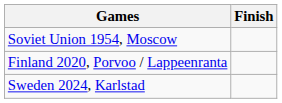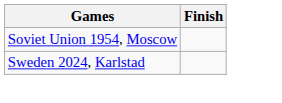- row: (118, 62)
